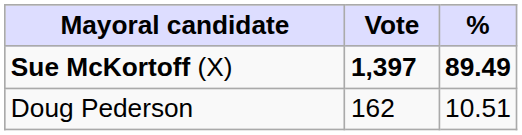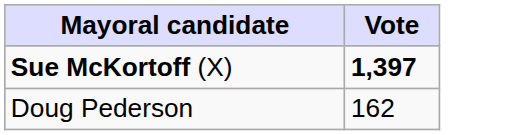- column: (478, 25)
